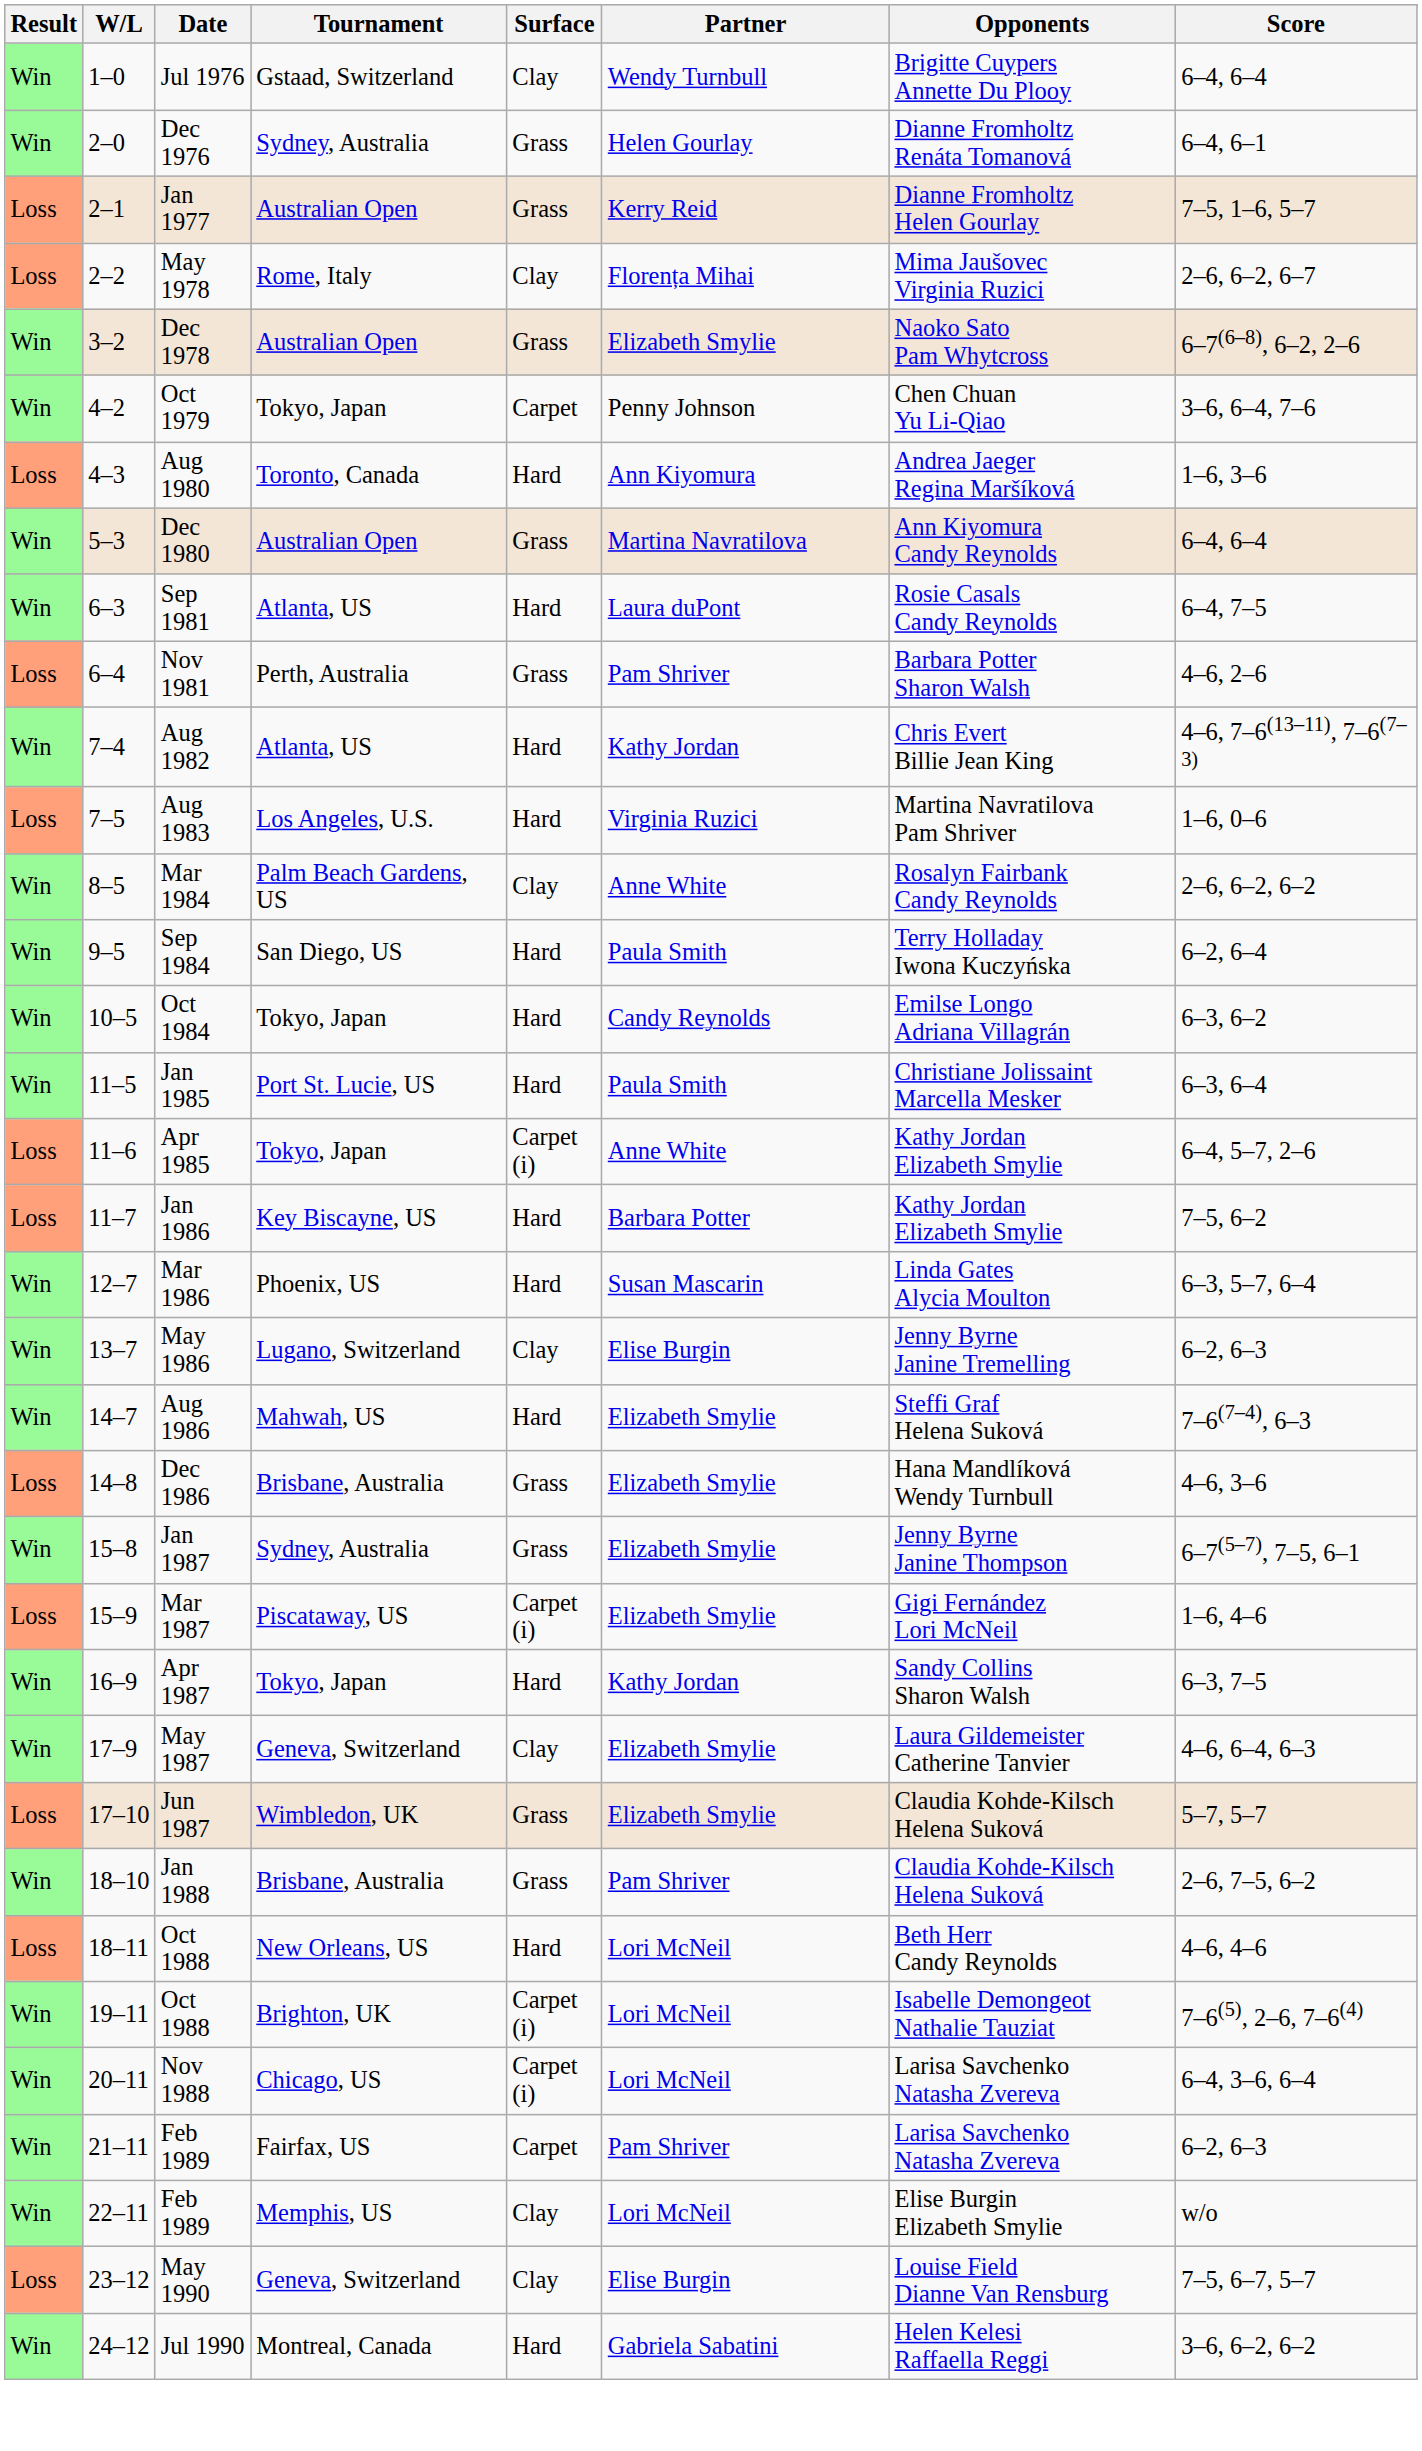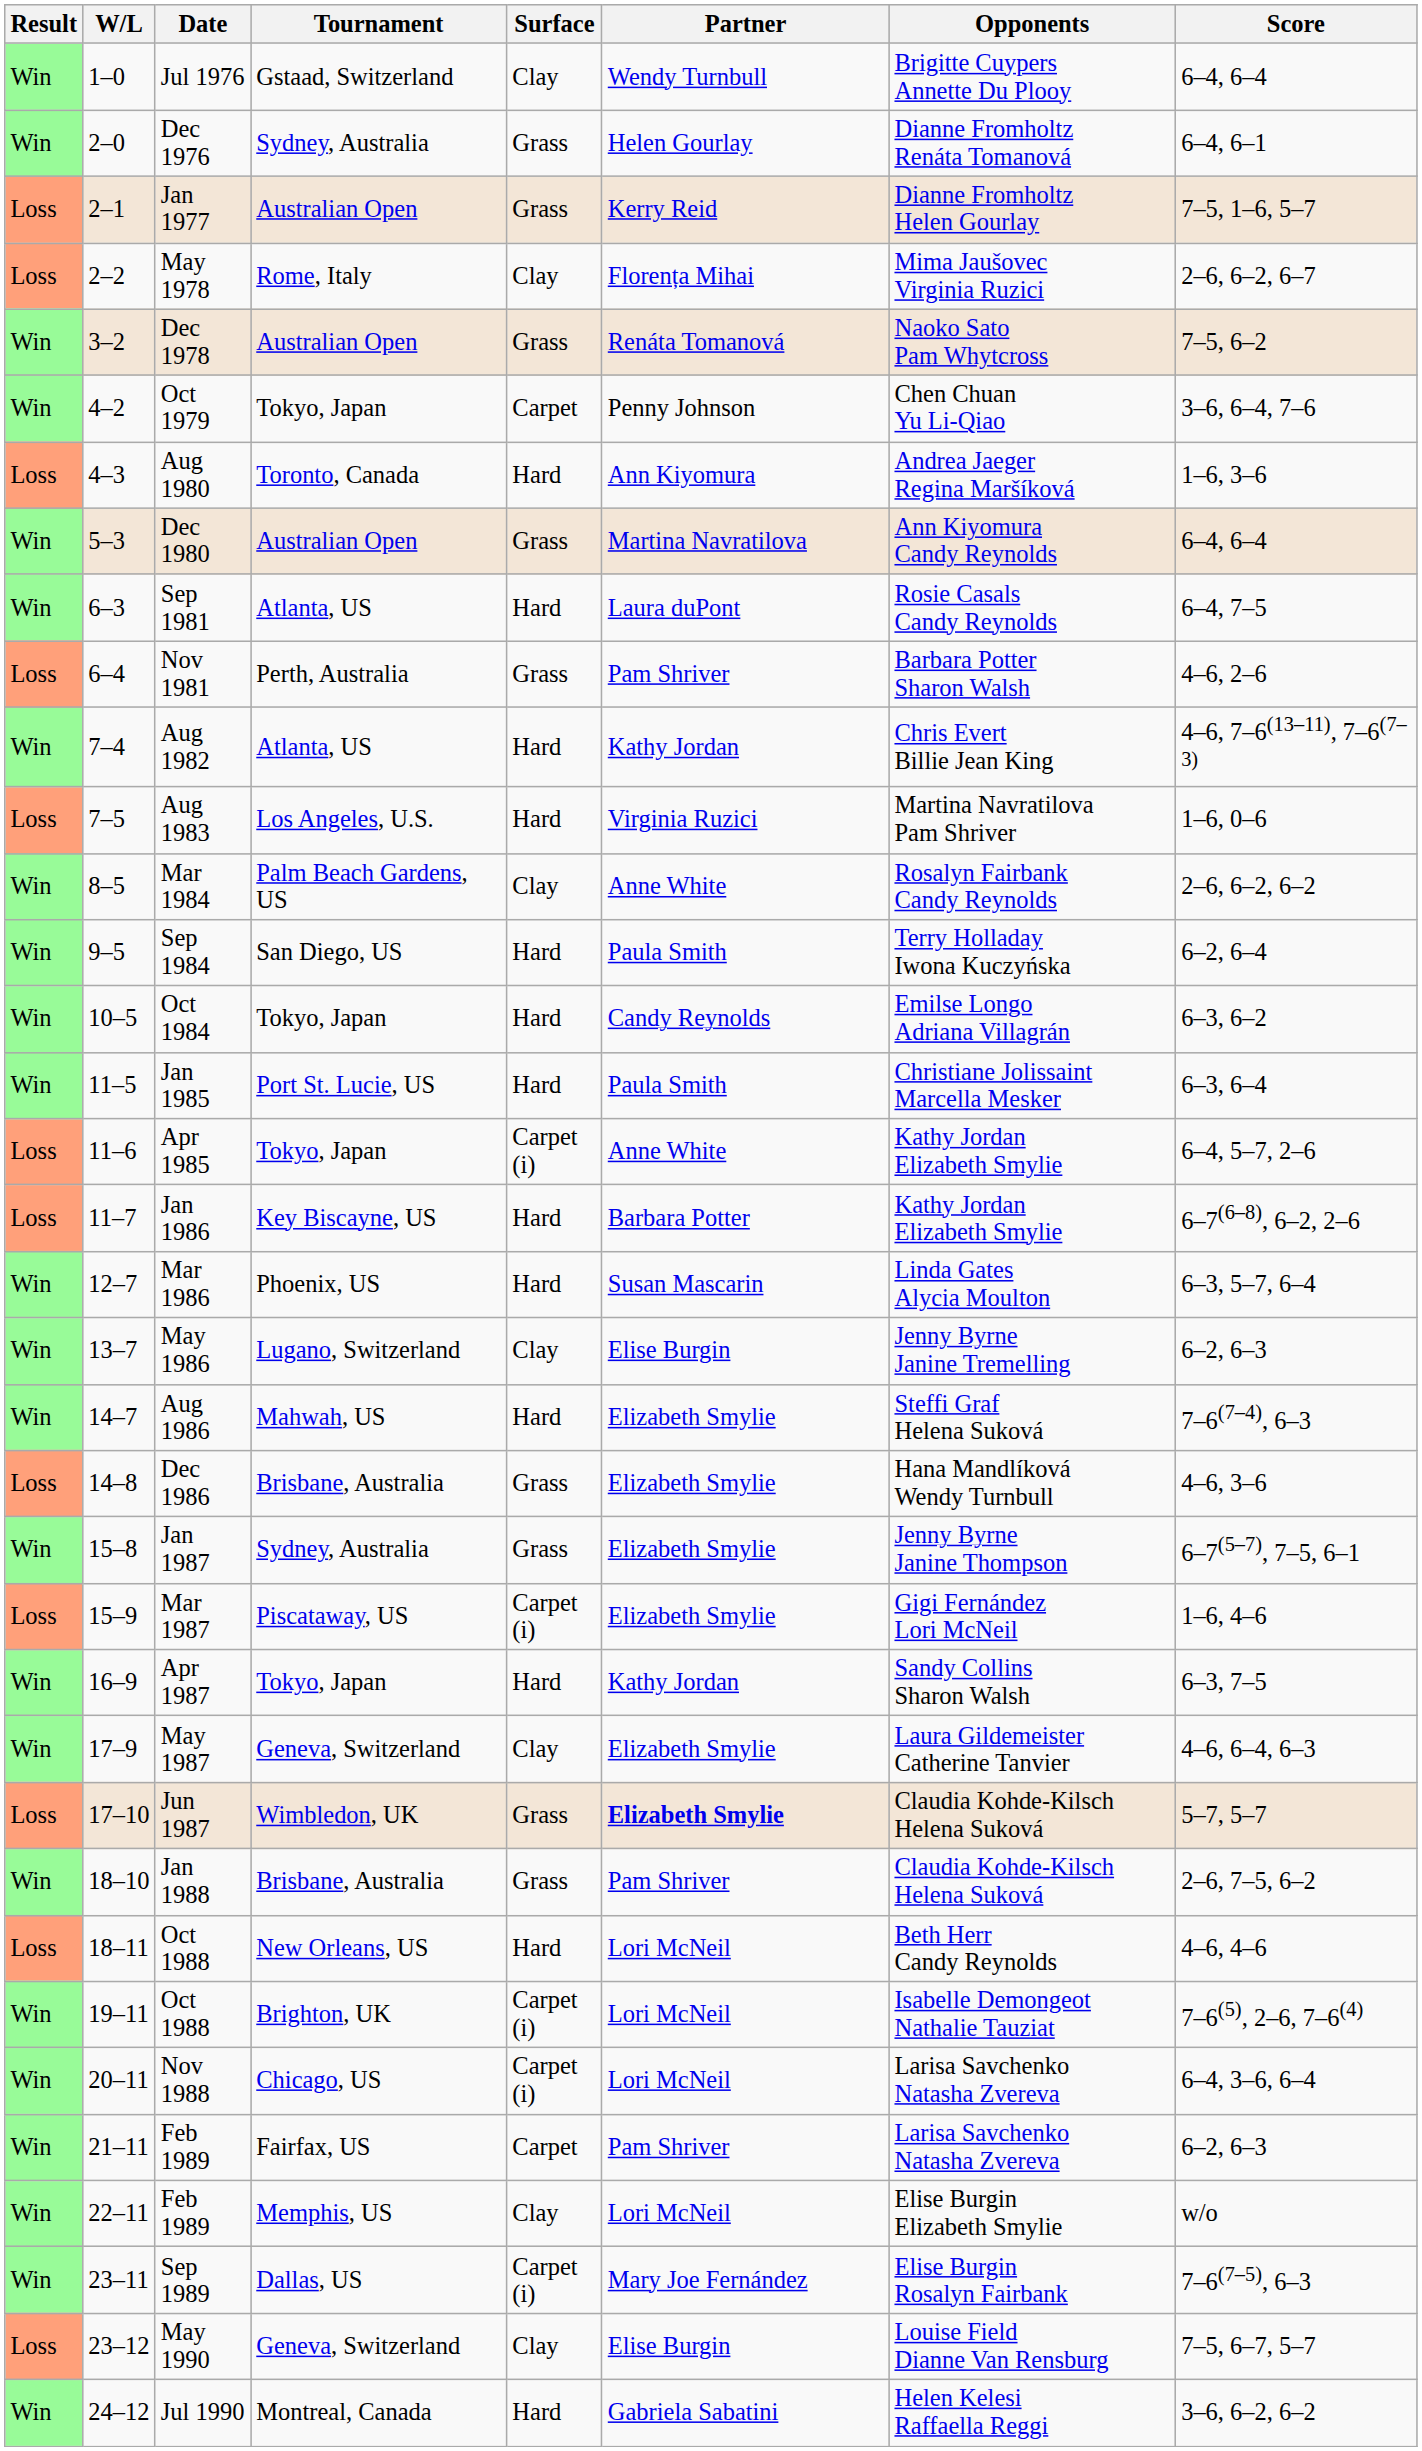(692, 341) Elizabeth Smylie -> (696, 341) Renáta Tomanová
(1271, 341) 6–7(6–8), 6–2, 2–6 -> (1224, 341) 7–5, 6–2
(1224, 1217) 7–5, 6–2 -> (1271, 1217) 6–7(6–8), 6–2, 2–6
(692, 1815) normal -> (696, 1815) bold
+ row: (118, 2279)
